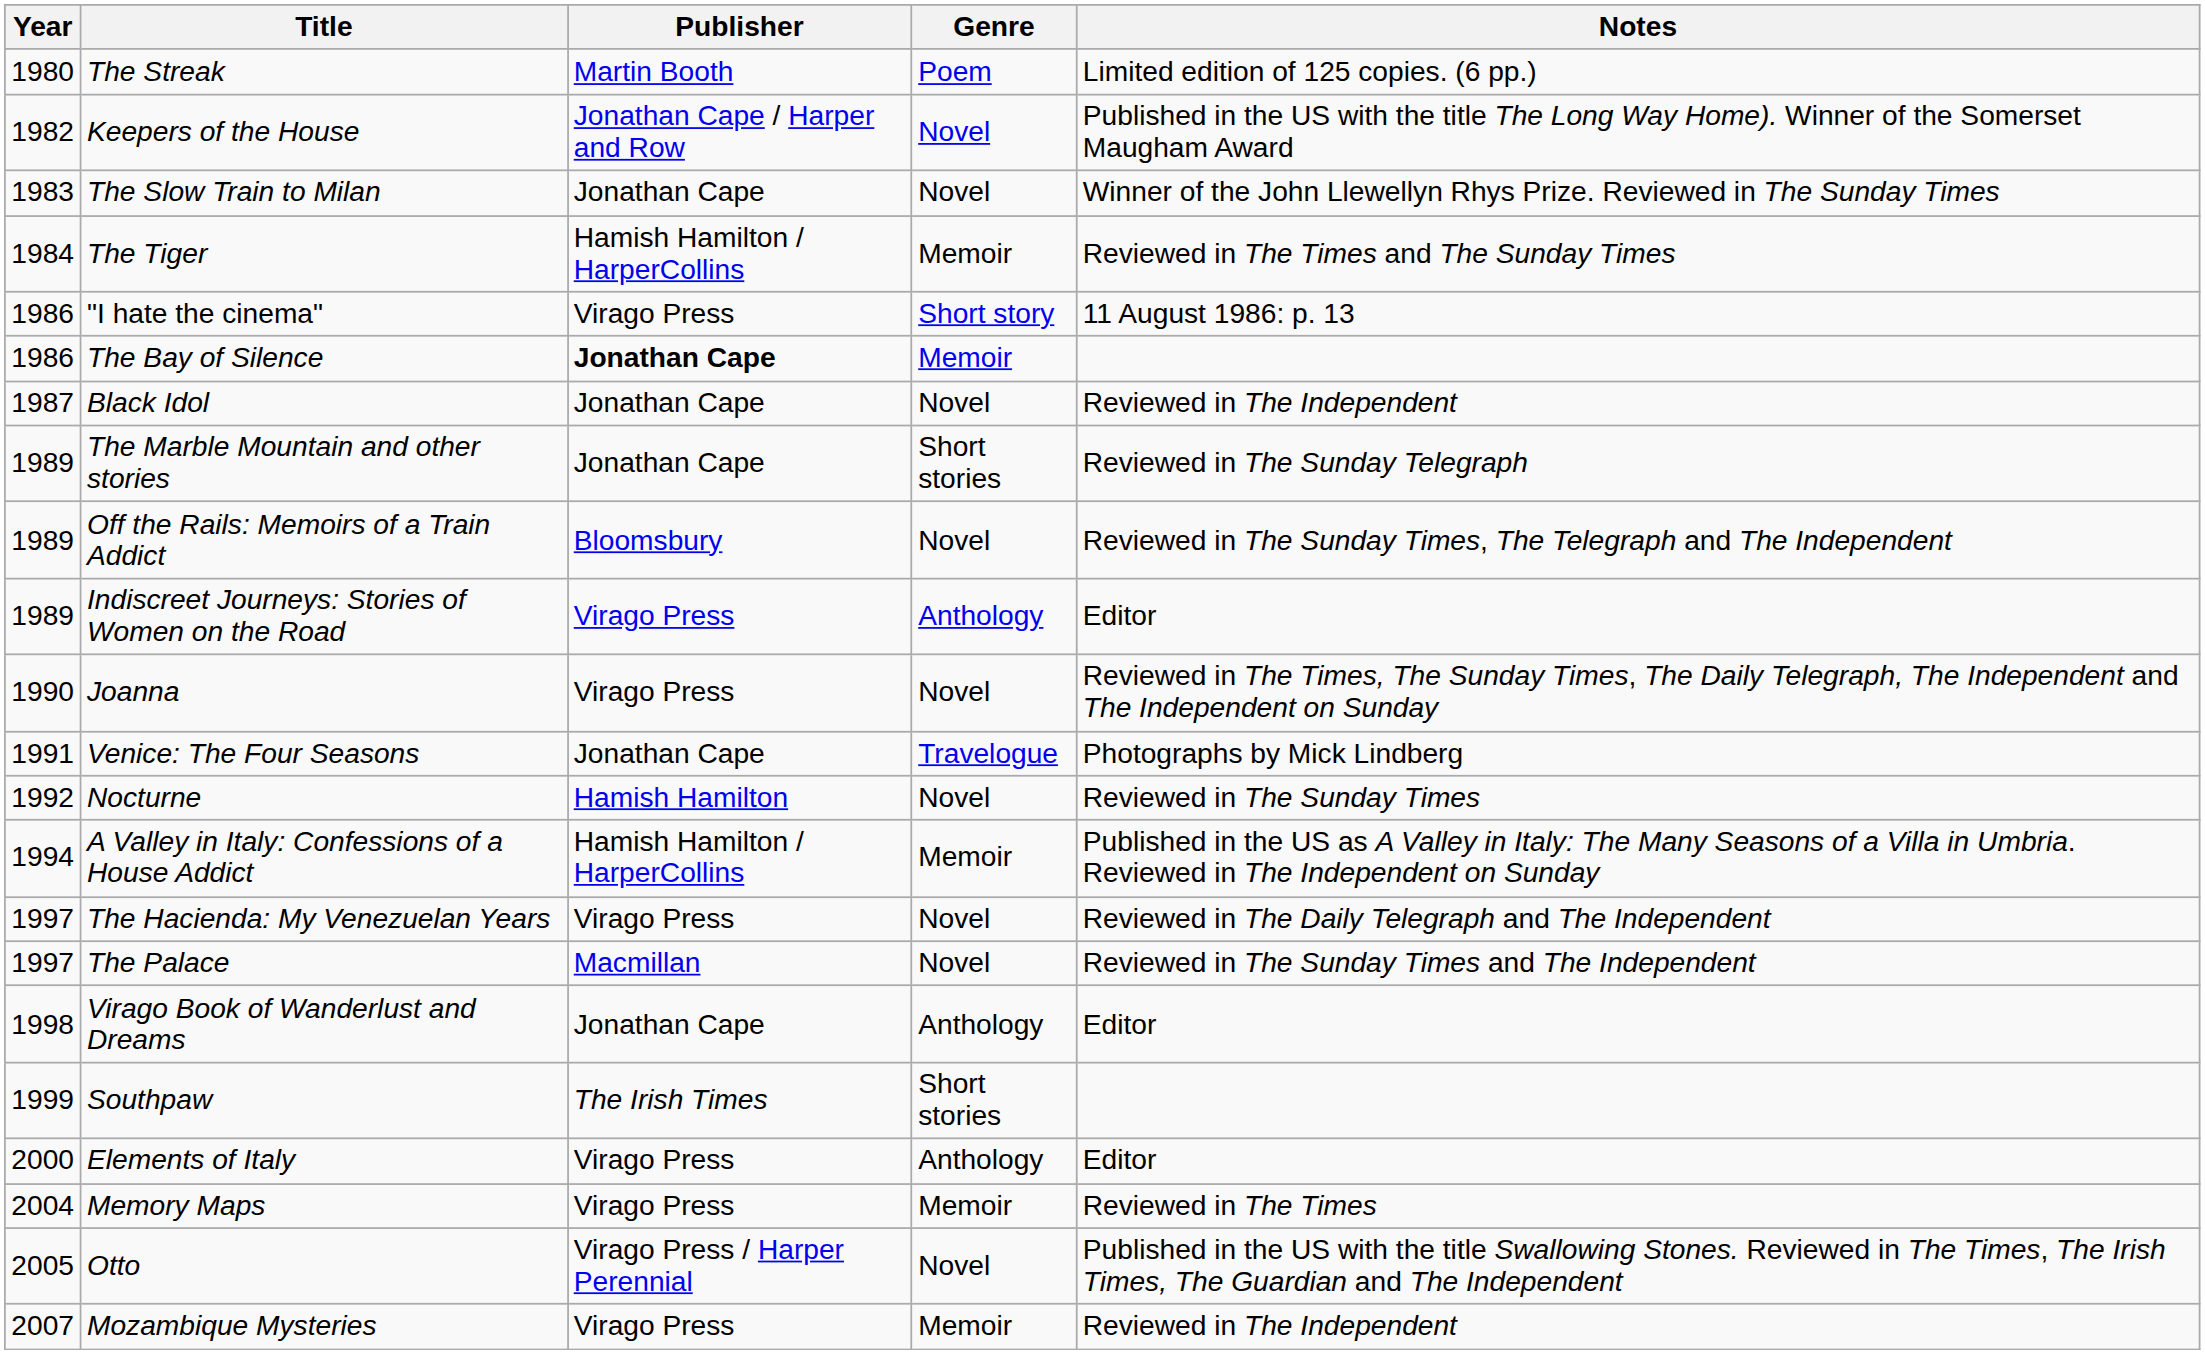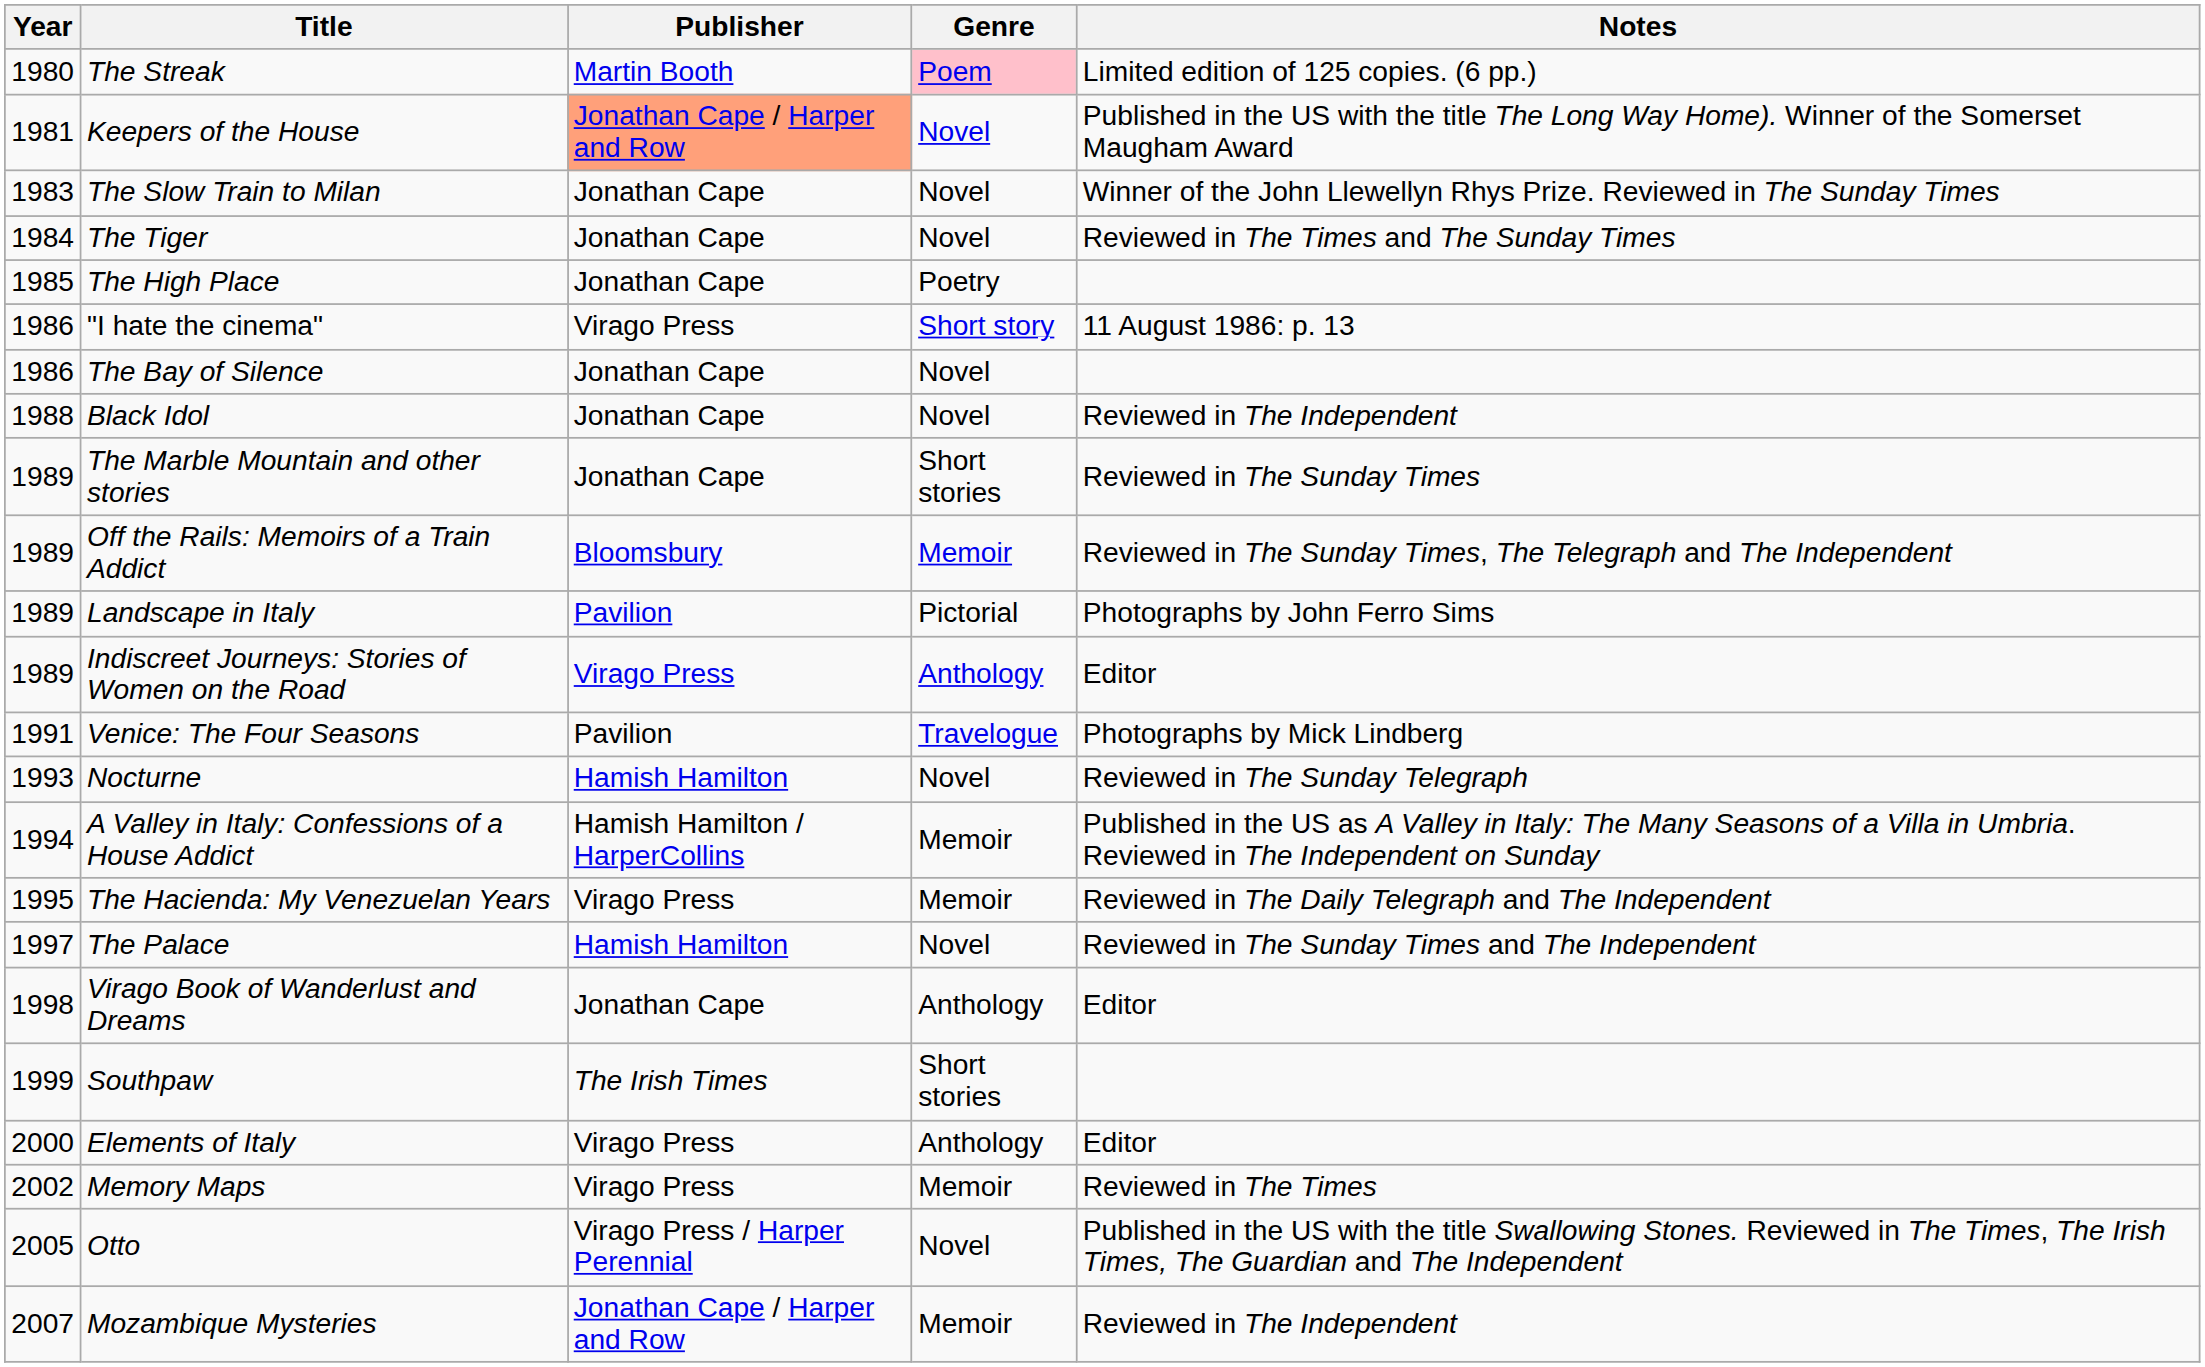(955, 71) no background -> (955, 71) pink background
(43, 131) 1982 -> (43, 131) 1981
(724, 131) no background -> (724, 131) lightsalmon background
(689, 252) Hamish Hamilton / HarperCollins -> (669, 237) Jonathan Cape
(965, 252) Memoir -> (954, 237) Novel
+ row: (183, 281)
(675, 358) bold -> (669, 371) normal
(965, 358) Memoir -> (954, 371) Novel
(43, 402) 1987 -> (43, 415) 1988
(1305, 463) Reviewed in The Sunday Telegraph -> (1281, 476) Reviewed in The Sunday Times
(954, 539) Novel -> (965, 552) Memoir
+ row: (201, 613)
- row: (133, 692)
(669, 752) Jonathan Cape -> (623, 734) Pavilion
(43, 797) 1992 -> (43, 778) 1993
(1281, 797) Reviewed in The Sunday Times -> (1305, 778) Reviewed in The Sunday Telegraph
(43, 918) 1997 -> (43, 899) 1995
(954, 918) Novel -> (965, 899) Memoir
(637, 963) Macmillan -> (681, 944) Hamish Hamilton
(43, 1205) 2004 -> (43, 1186) 2002
(654, 1326) Virago Press -> (724, 1323) Jonathan Cape / Harper and Row
